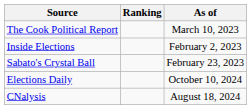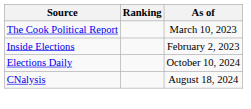- row: (51, 63)
